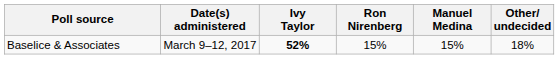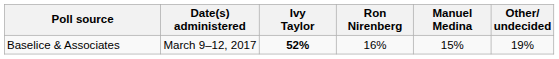(375, 44) 15% -> (375, 44) 16%
(522, 44) 18% -> (522, 44) 19%
